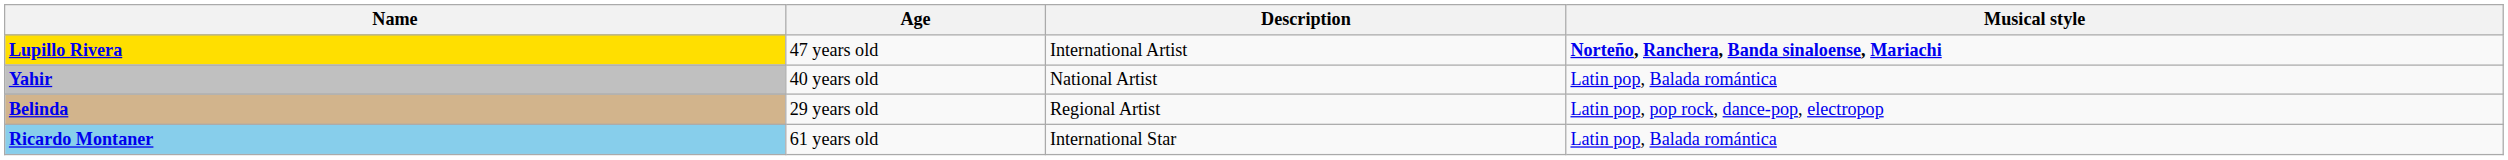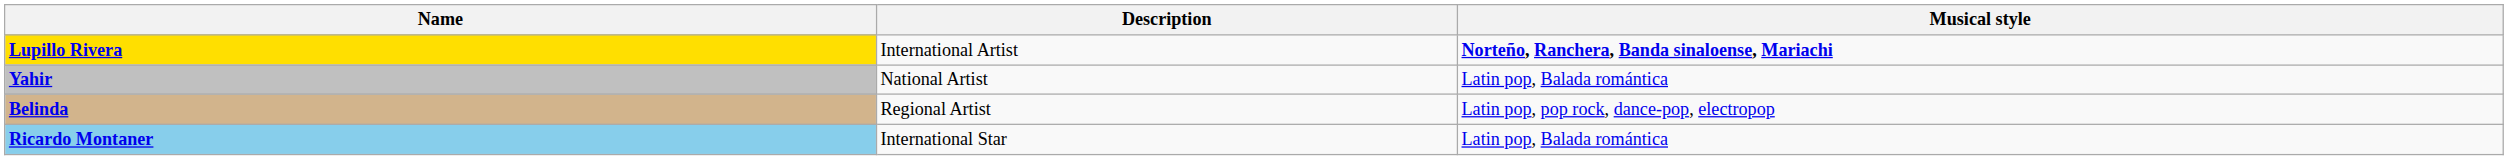- column: (916, 19)
